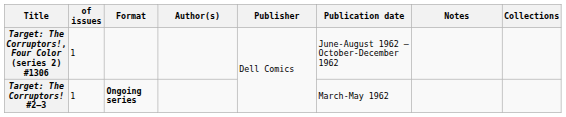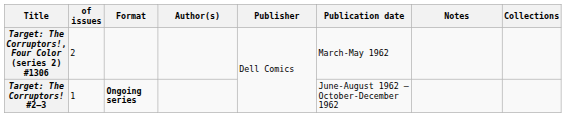(73, 53) 1 -> (73, 53) 2
(364, 53) June-August 1962 – October-December 1962 -> (354, 53) March-May 1962
(354, 96) March-May 1962 -> (364, 96) June-August 1962 – October-December 1962
